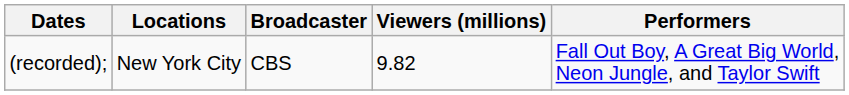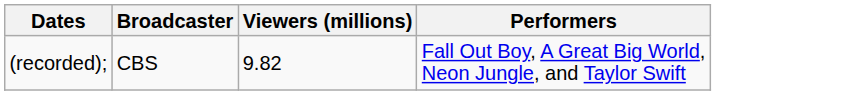- column: (179, 20)
